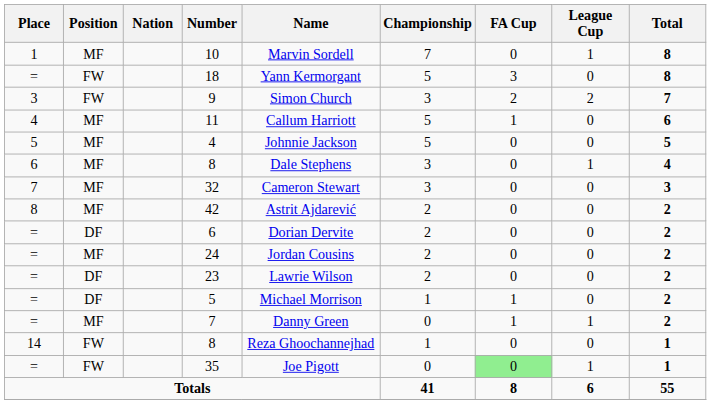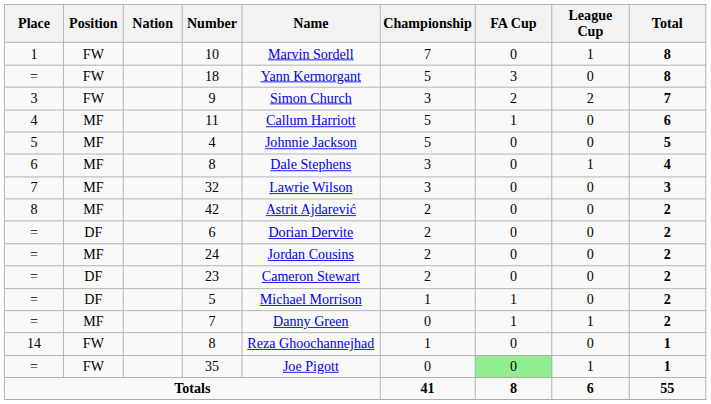(93, 53) MF -> (93, 53) FW
(311, 187) Cameron Stewart -> (311, 187) Lawrie Wilson
(311, 277) Lawrie Wilson -> (311, 277) Cameron Stewart
